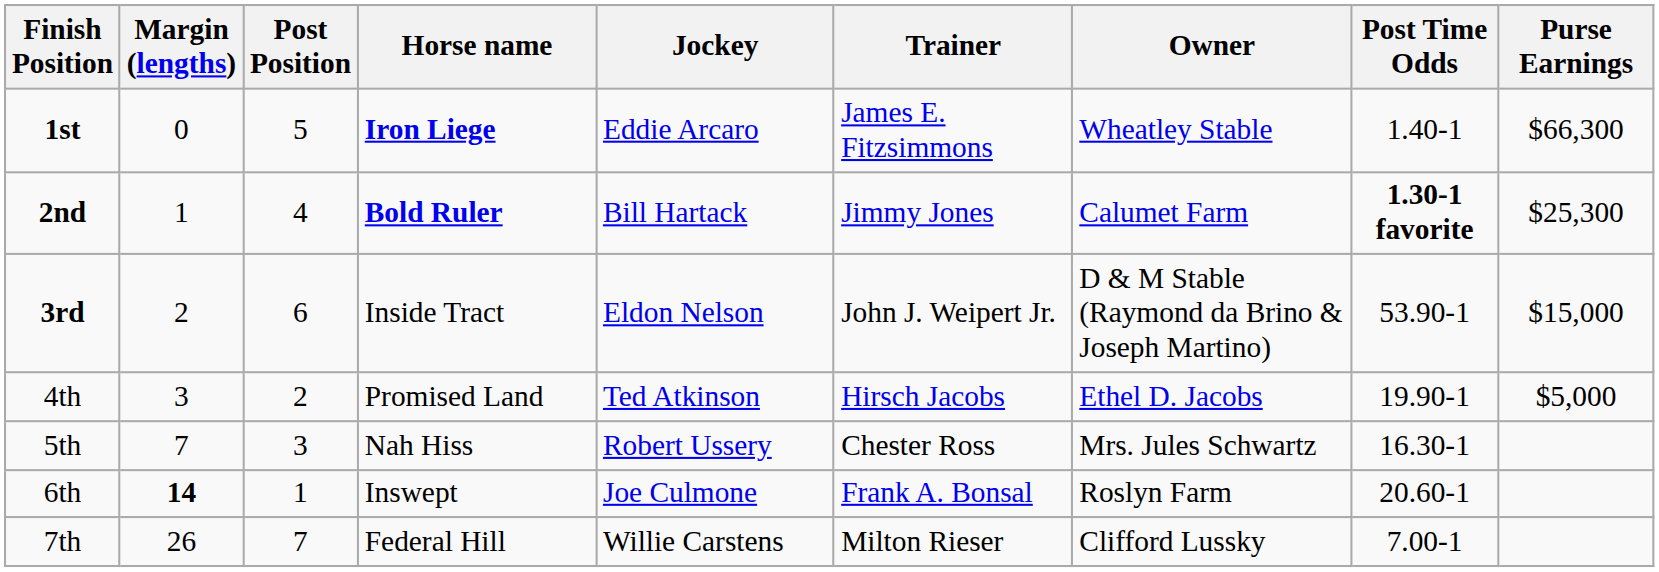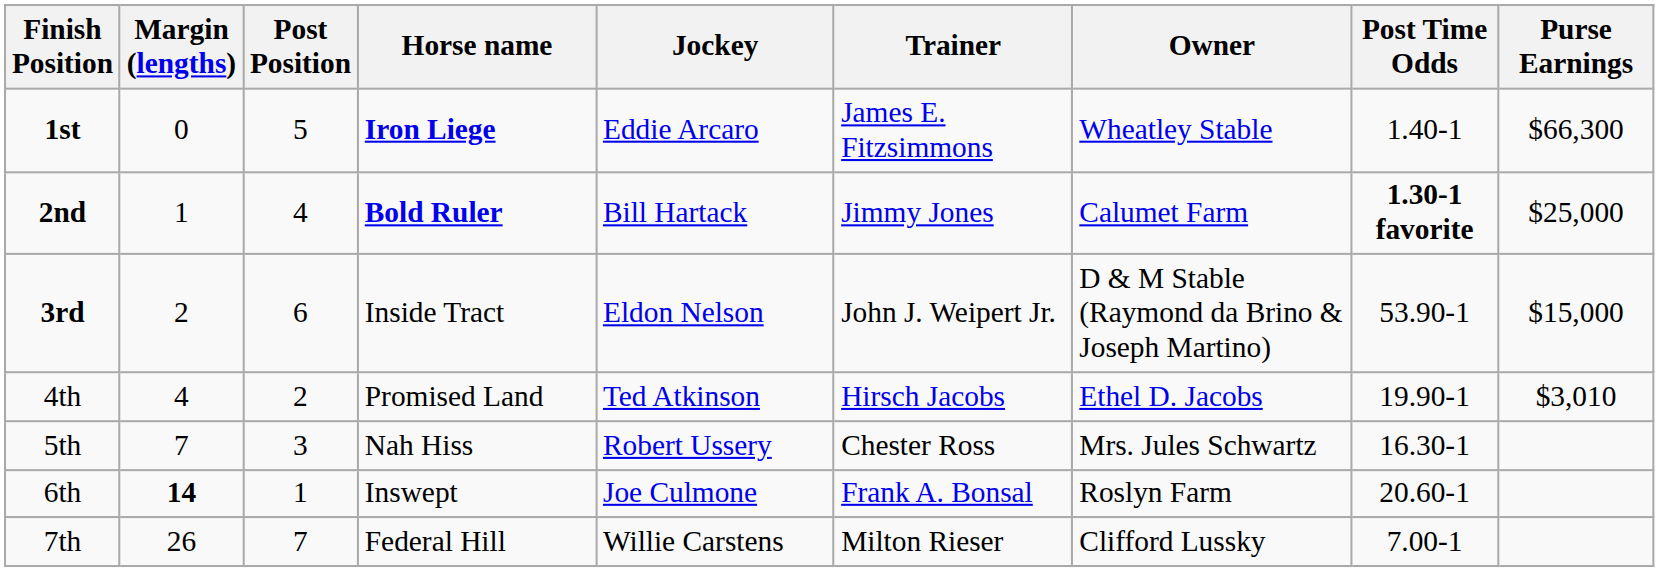(1576, 212) $25,300 -> (1576, 212) $25,000
(181, 396) 3 -> (181, 396) 4
(1576, 396) $5,000 -> (1576, 396) $3,010
